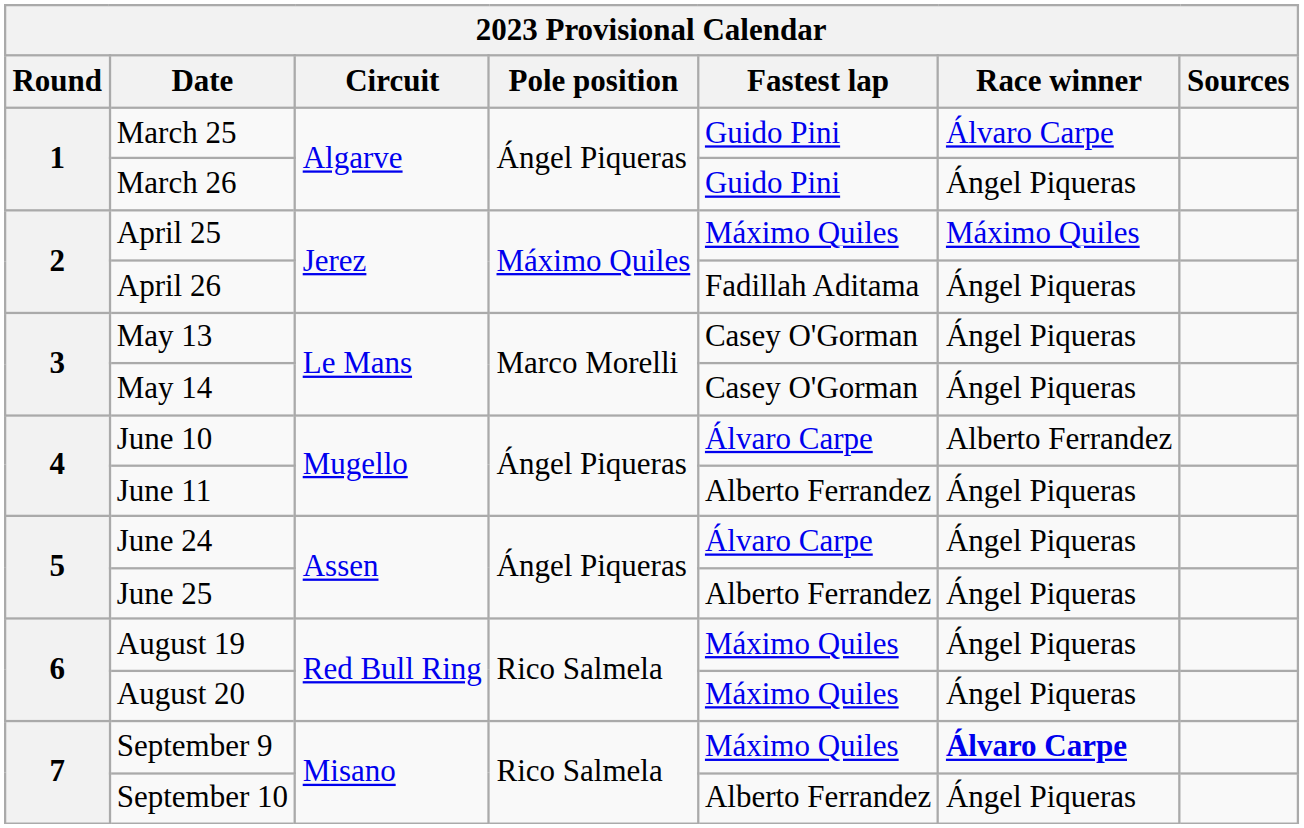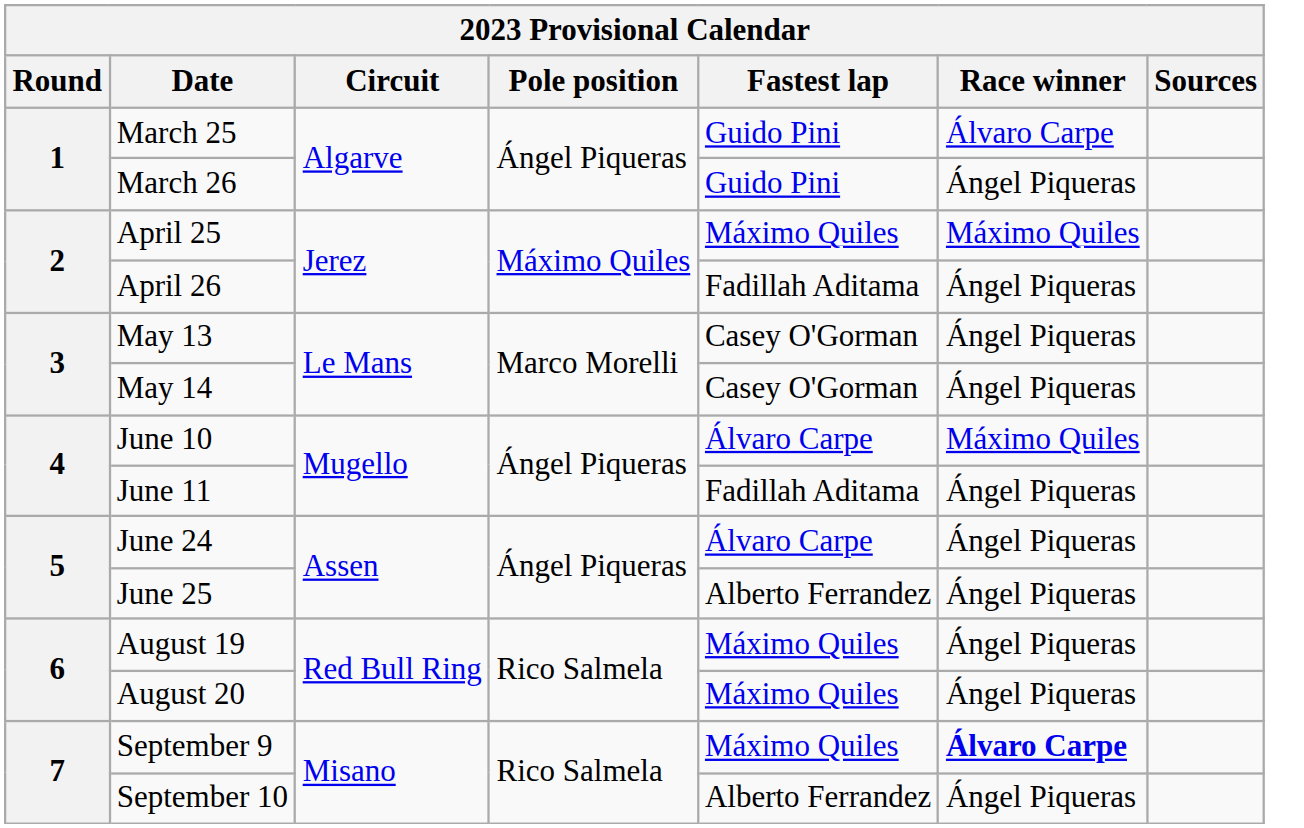(1059, 438) Alberto Ferrandez -> (1043, 438) Máximo Quiles
(818, 490) Alberto Ferrandez -> (812, 490) Fadillah Aditama
